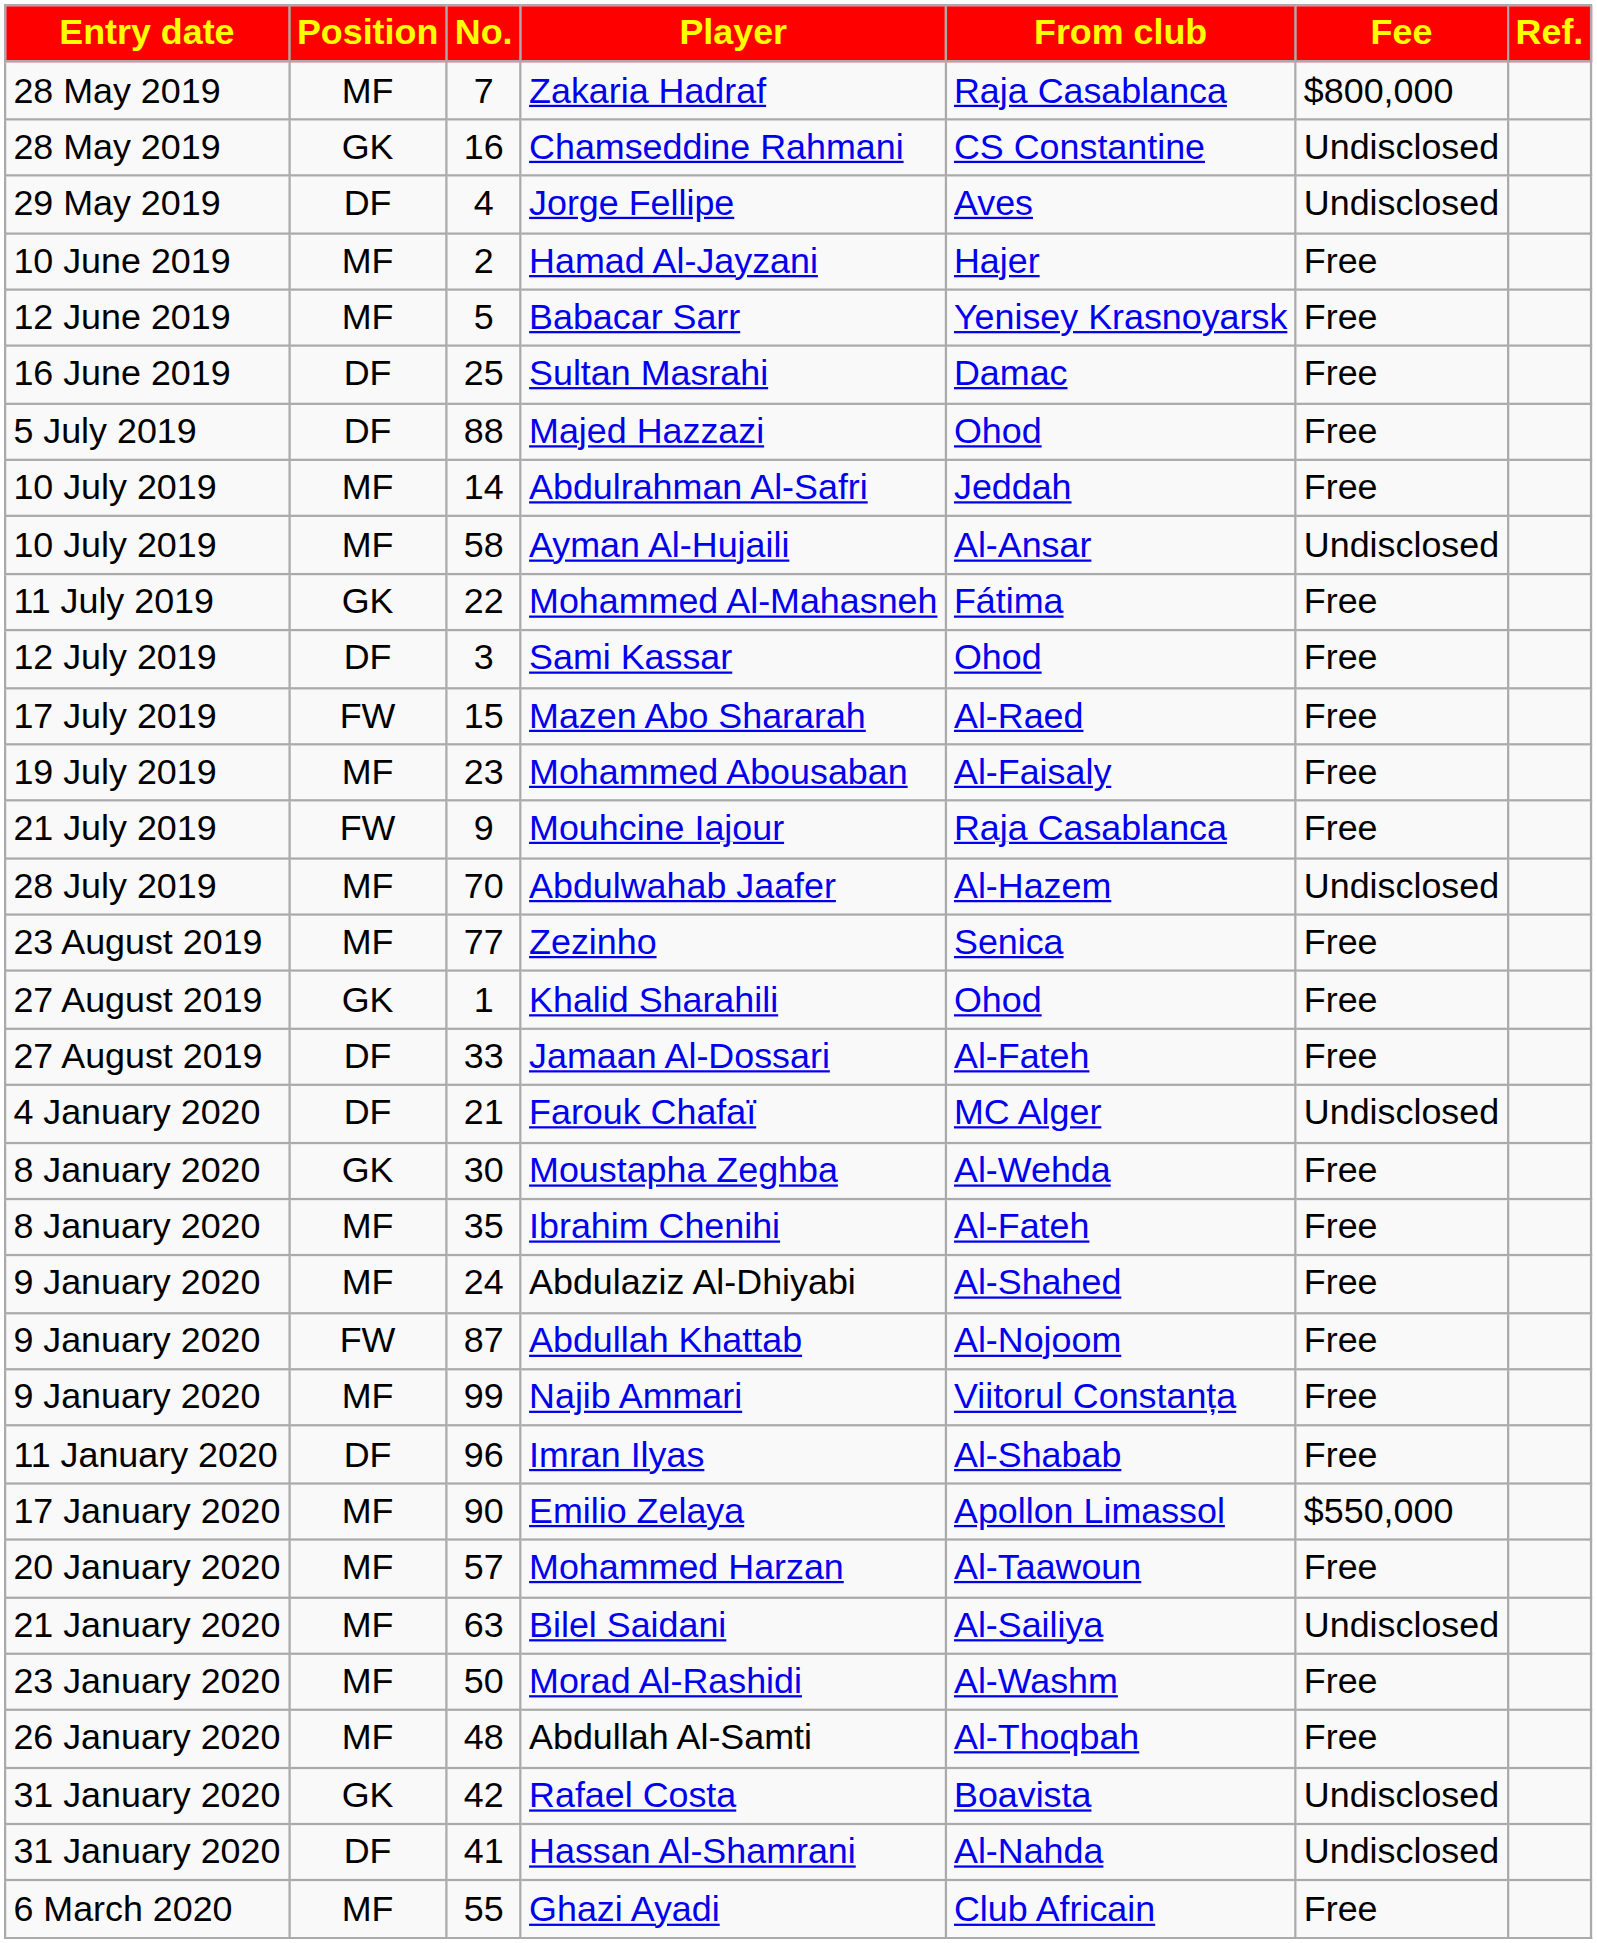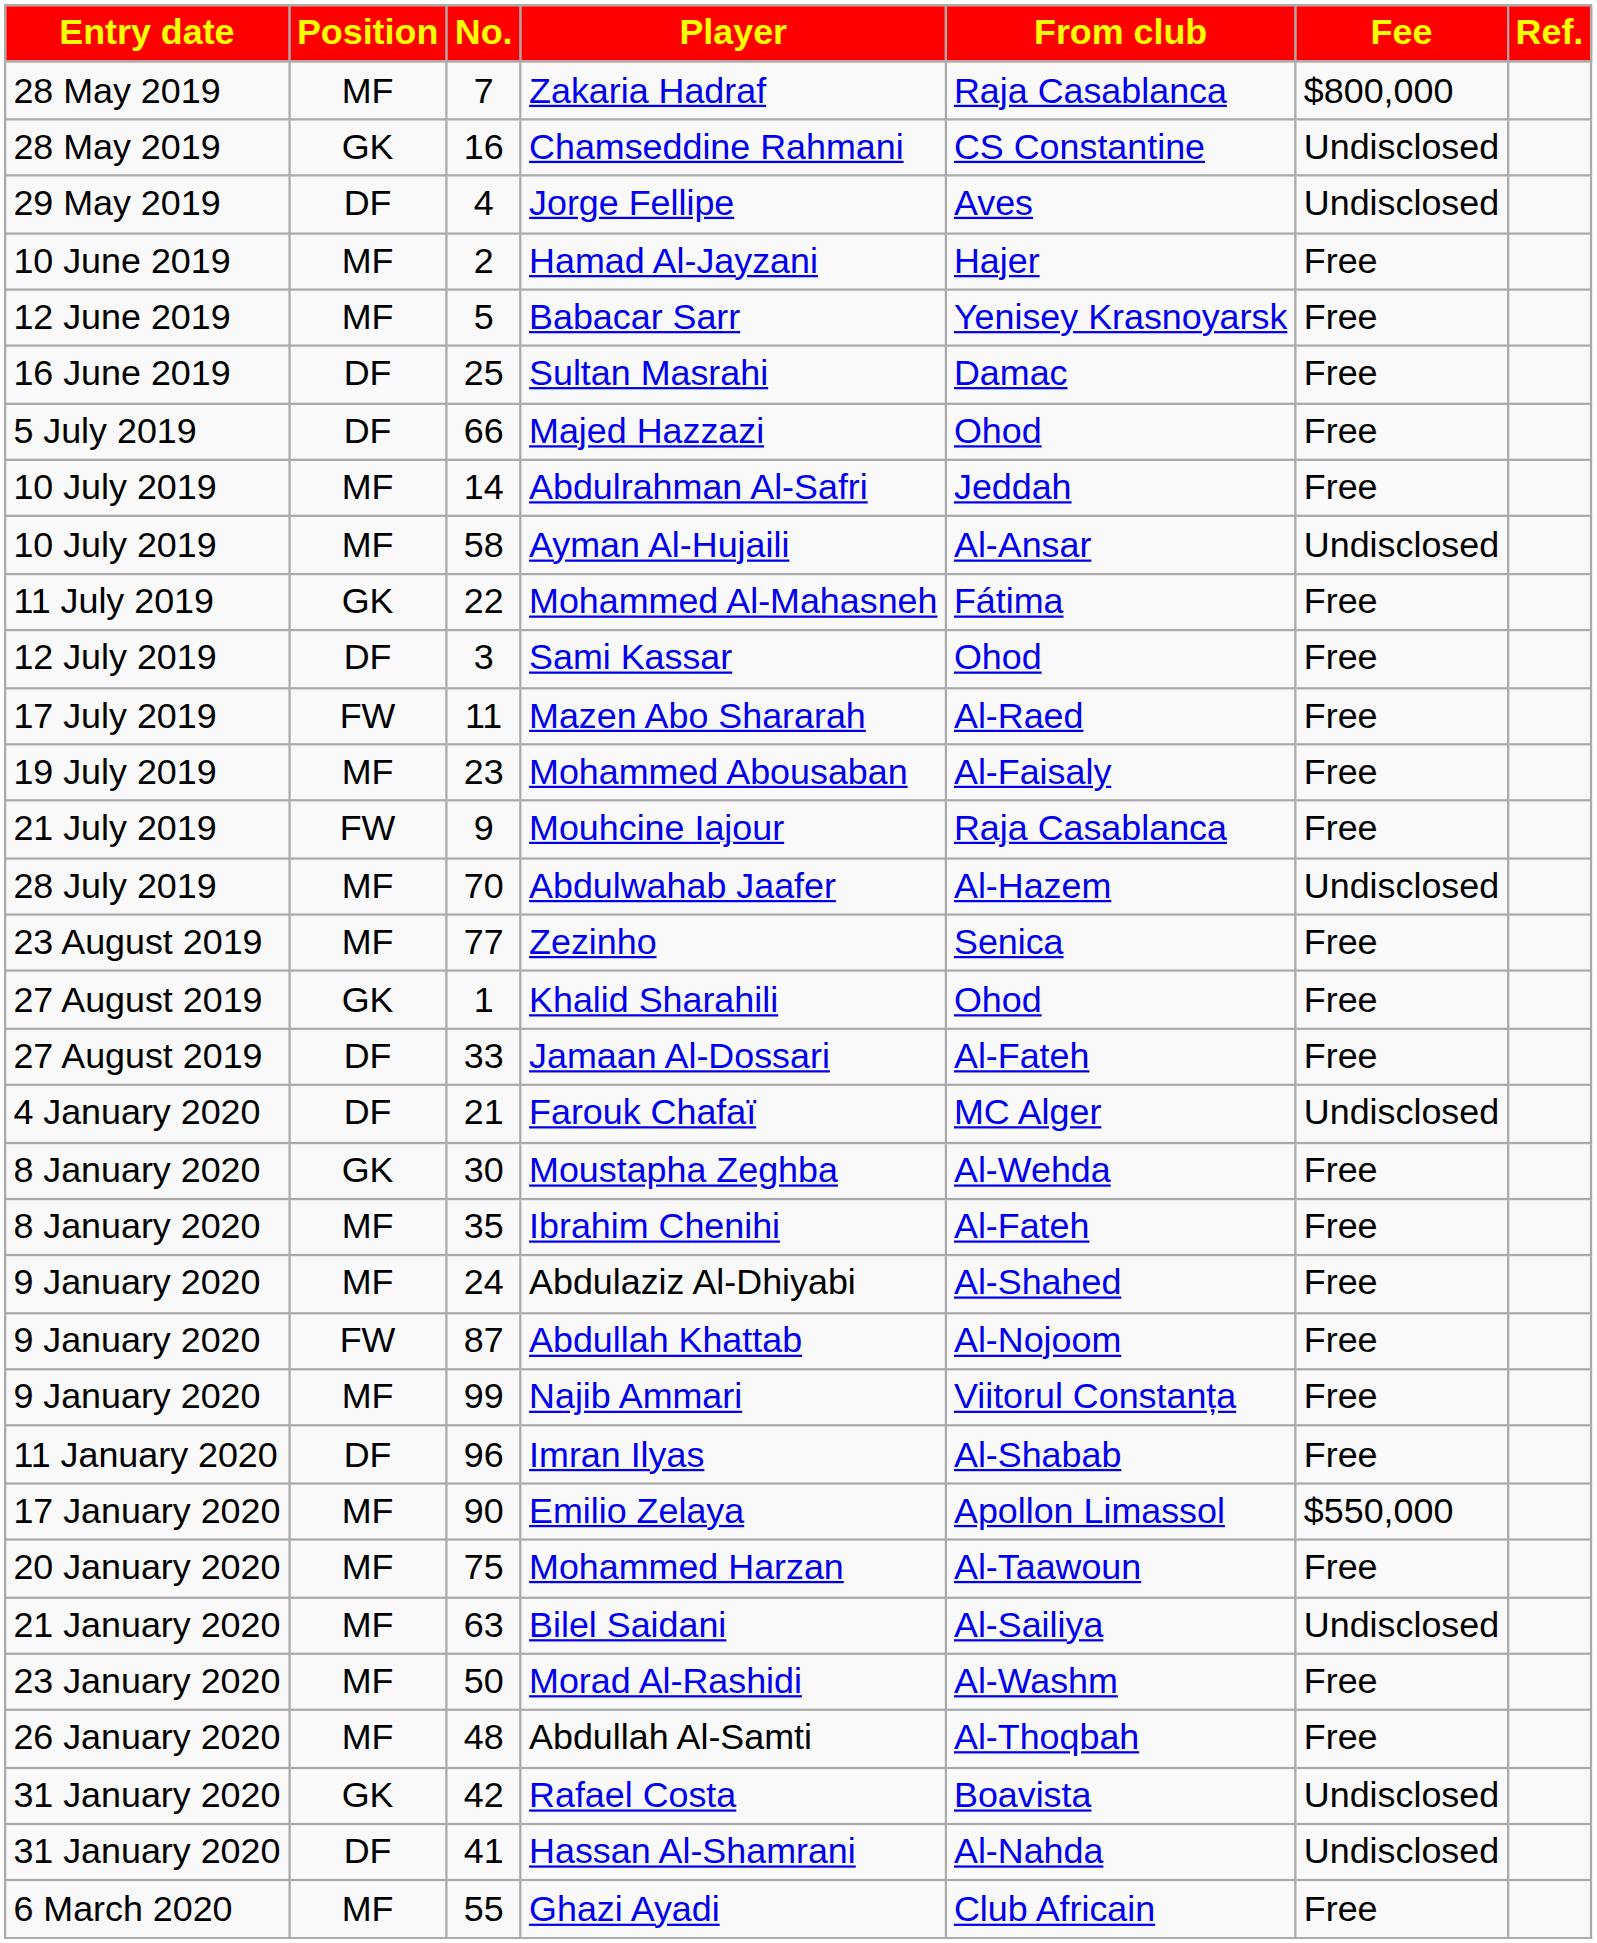(484, 430) 88 -> (484, 430) 66
(484, 714) 15 -> (484, 714) 11
(484, 1567) 57 -> (484, 1567) 75
